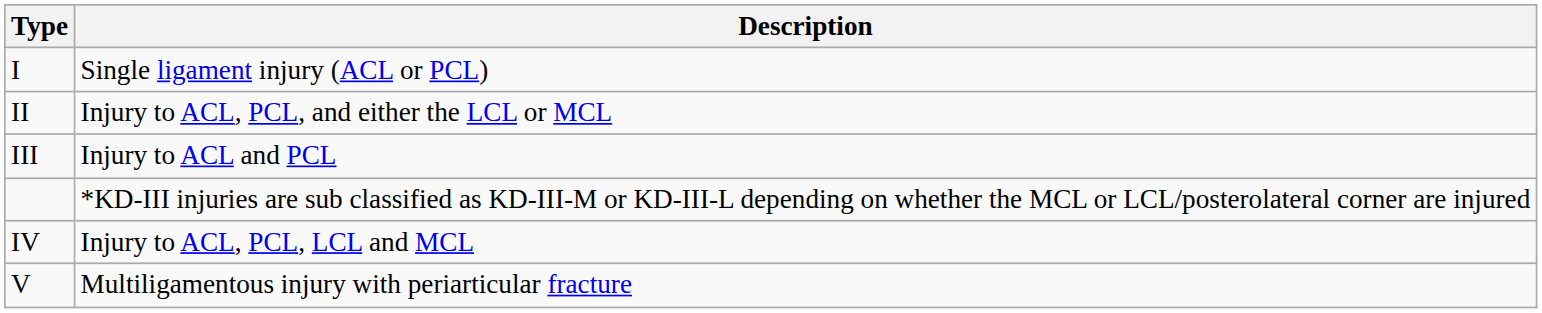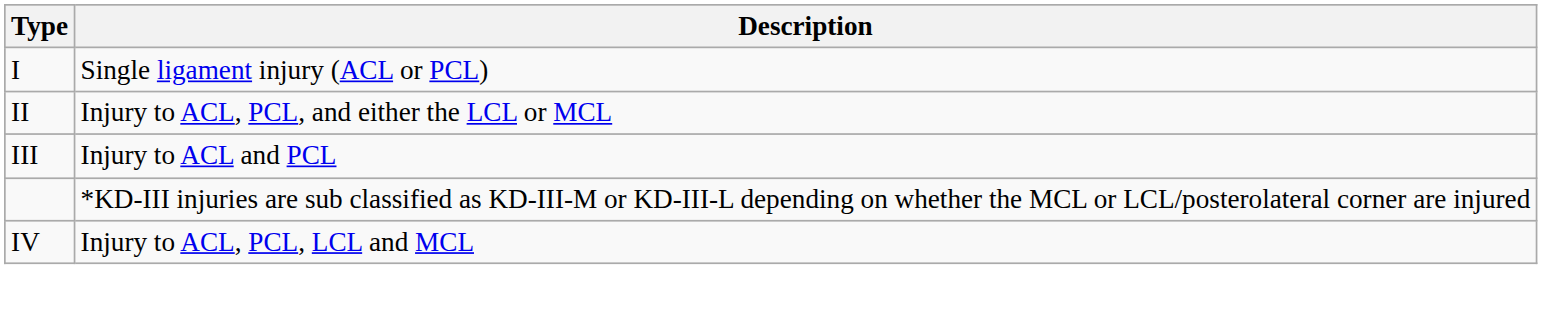- row: (21, 284)
